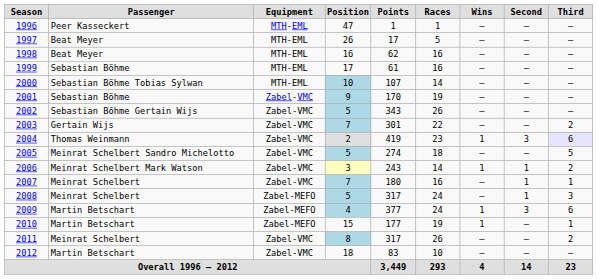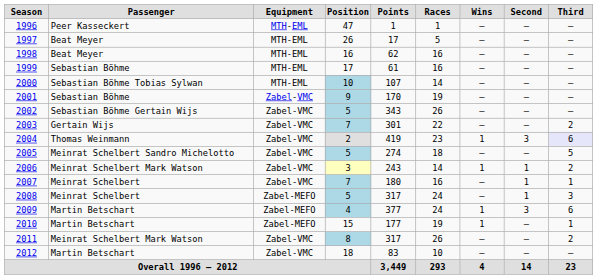(95, 239) Meinrat Schelbert -> (127, 239) Meinrat Schelbert Mark Watson
